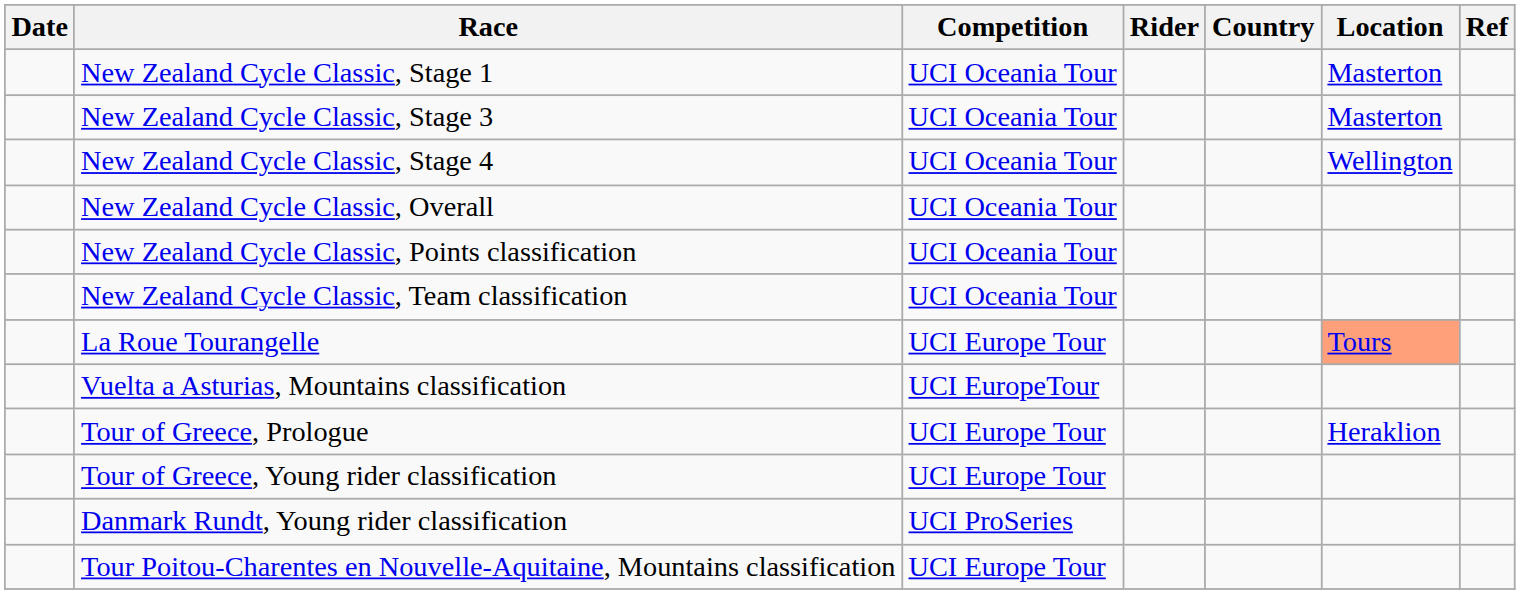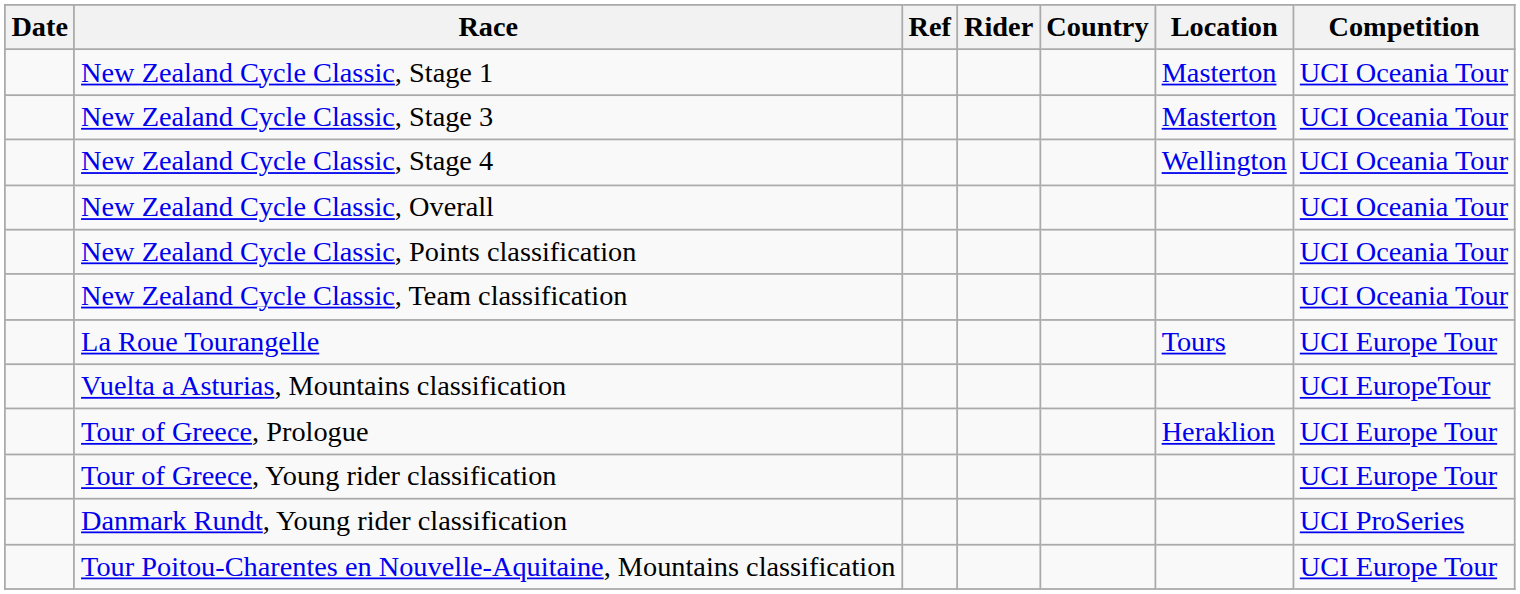columns swapped: (1013, 26) <-> (1487, 26)
(1359, 341) lightsalmon background -> (1194, 341) no background
